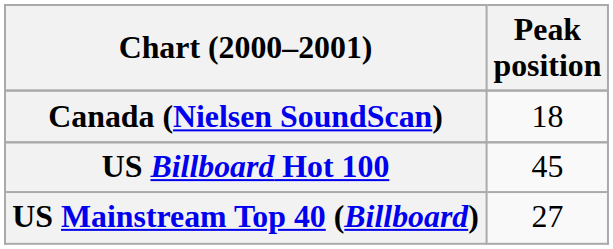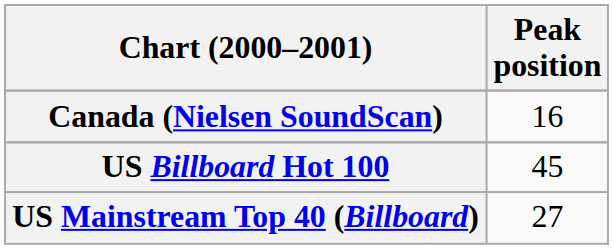(547, 116) 18 -> (547, 116) 16
